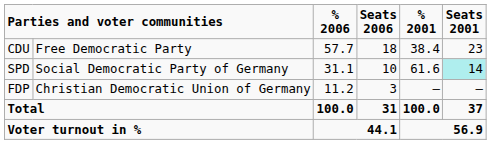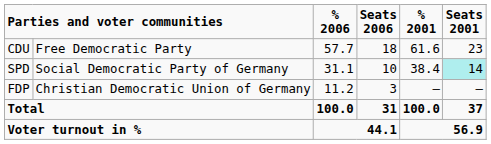(425, 49) 38.4 -> (425, 49) 61.6
(425, 69) 61.6 -> (425, 69) 38.4
